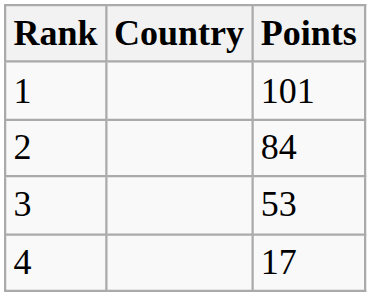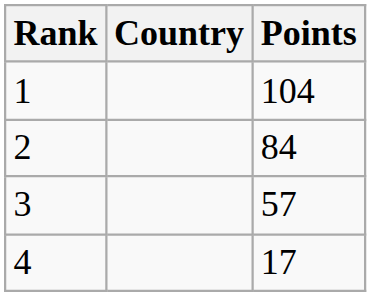(288, 90) 101 -> (288, 90) 104
(279, 204) 53 -> (279, 204) 57
